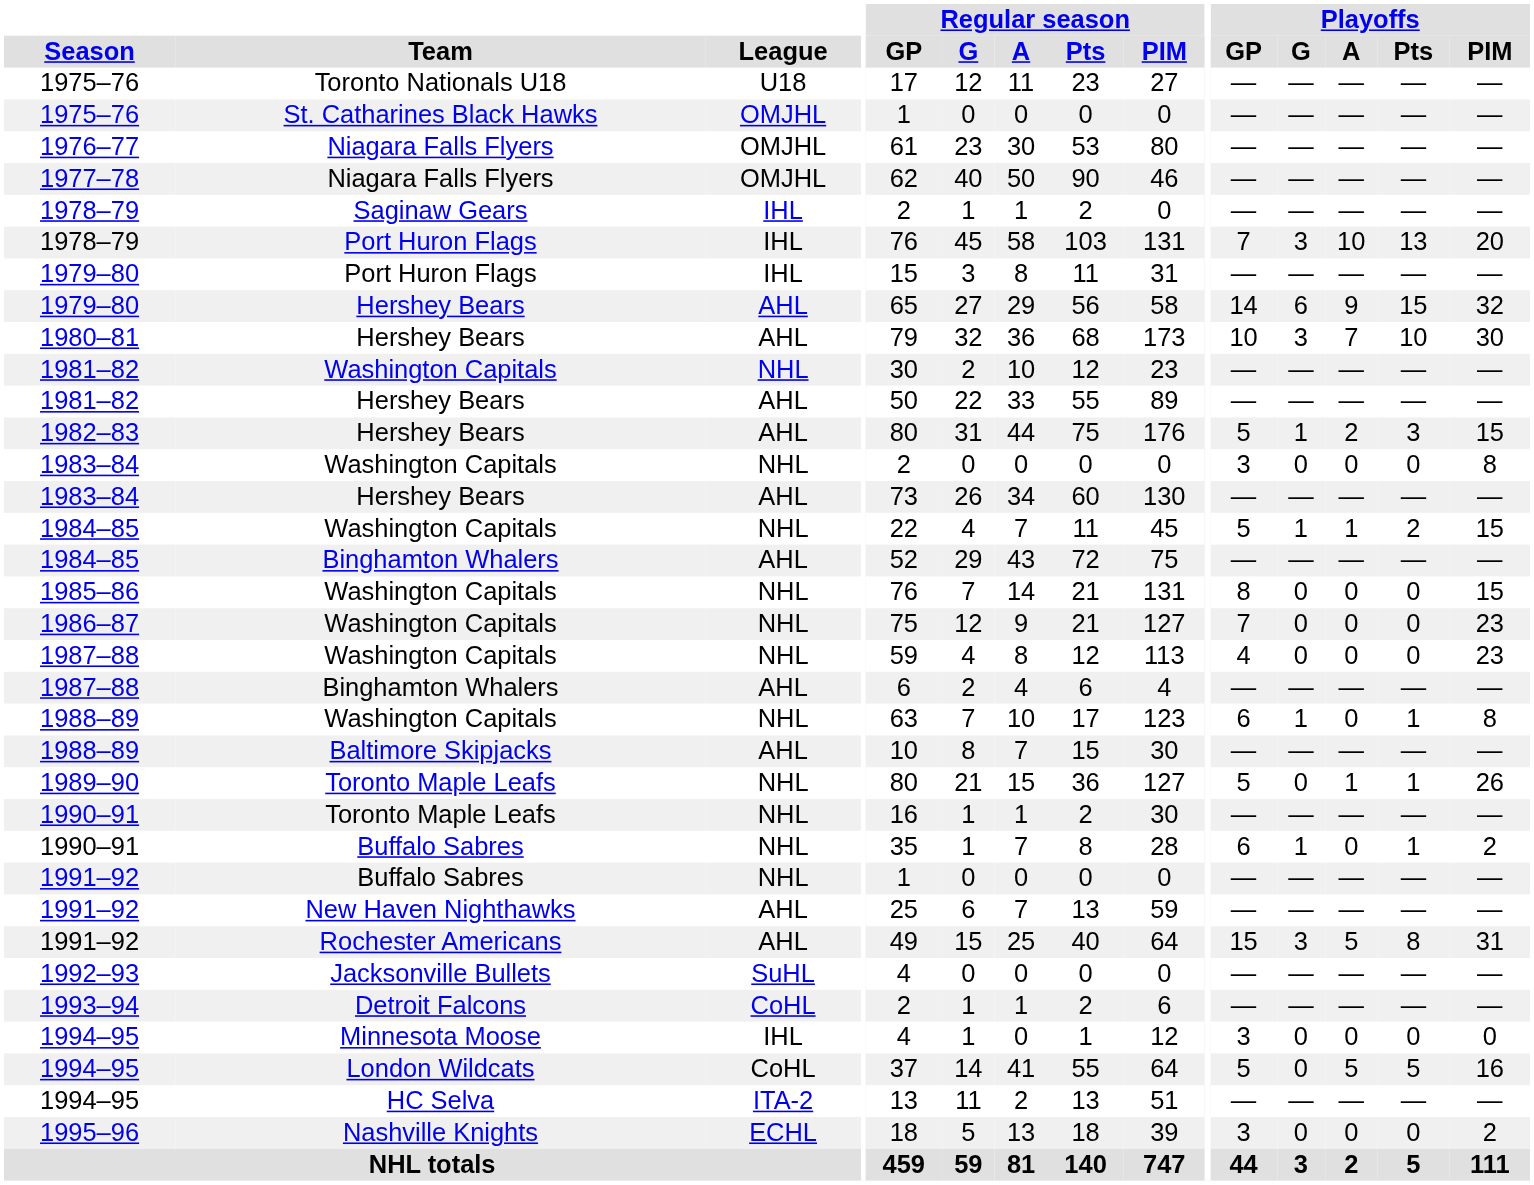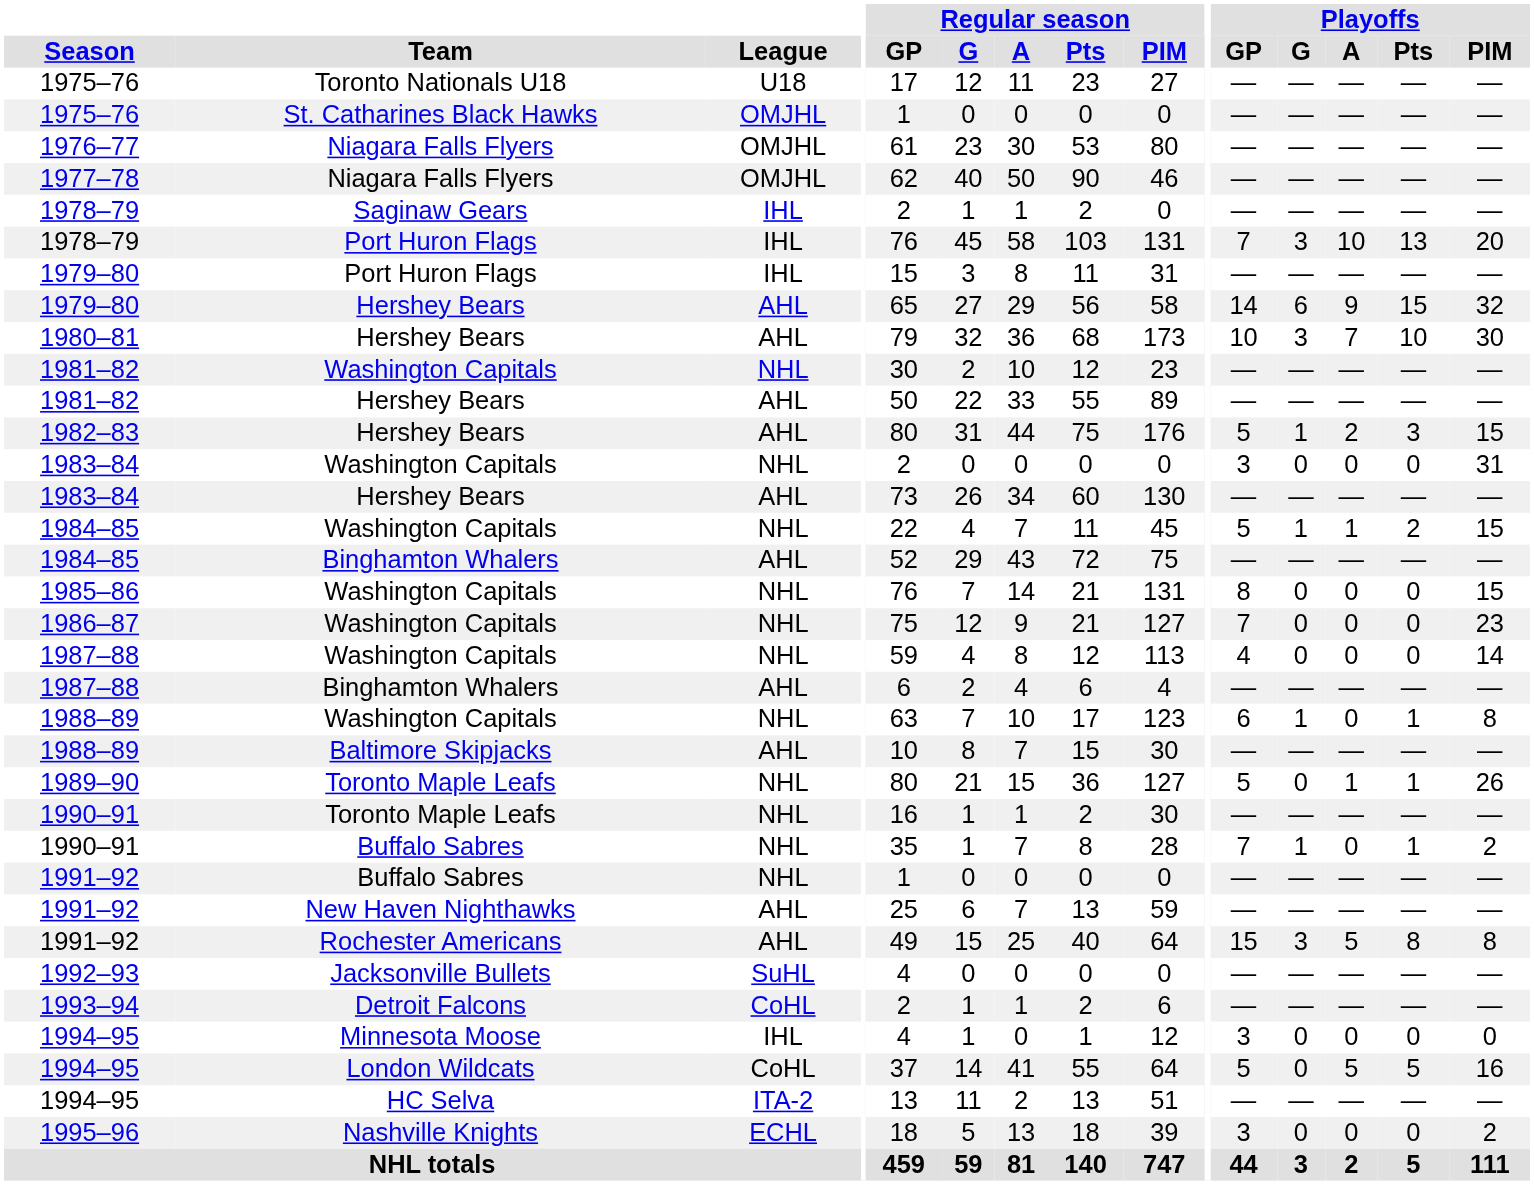(1490, 464) 8 -> (1490, 464) 31
(1490, 655) 23 -> (1490, 655) 14
(1244, 846) 6 -> (1244, 846) 7
(1490, 941) 31 -> (1490, 941) 8
